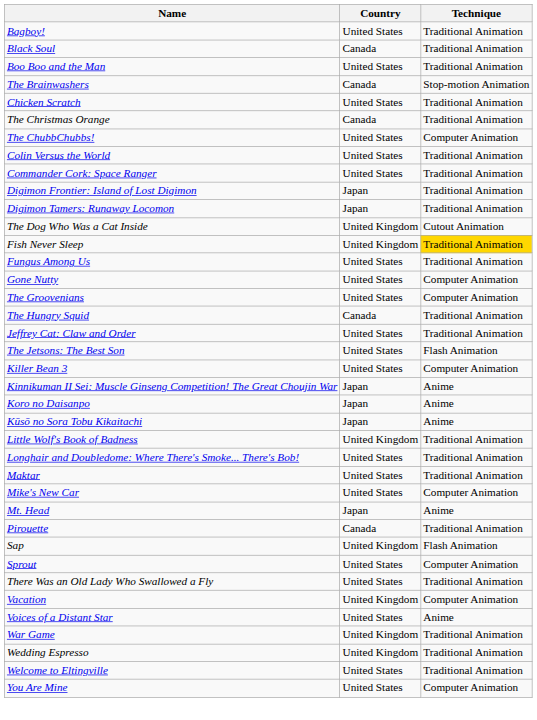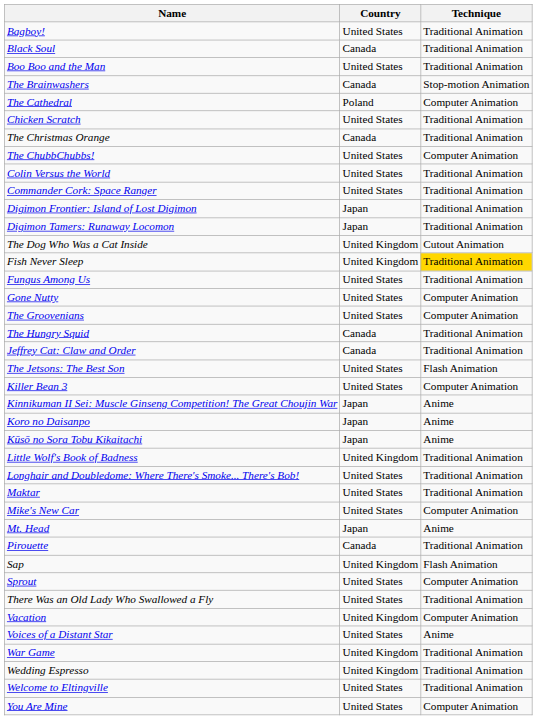+ row: (39, 102)
(373, 333) United States -> (359, 350) Canada
